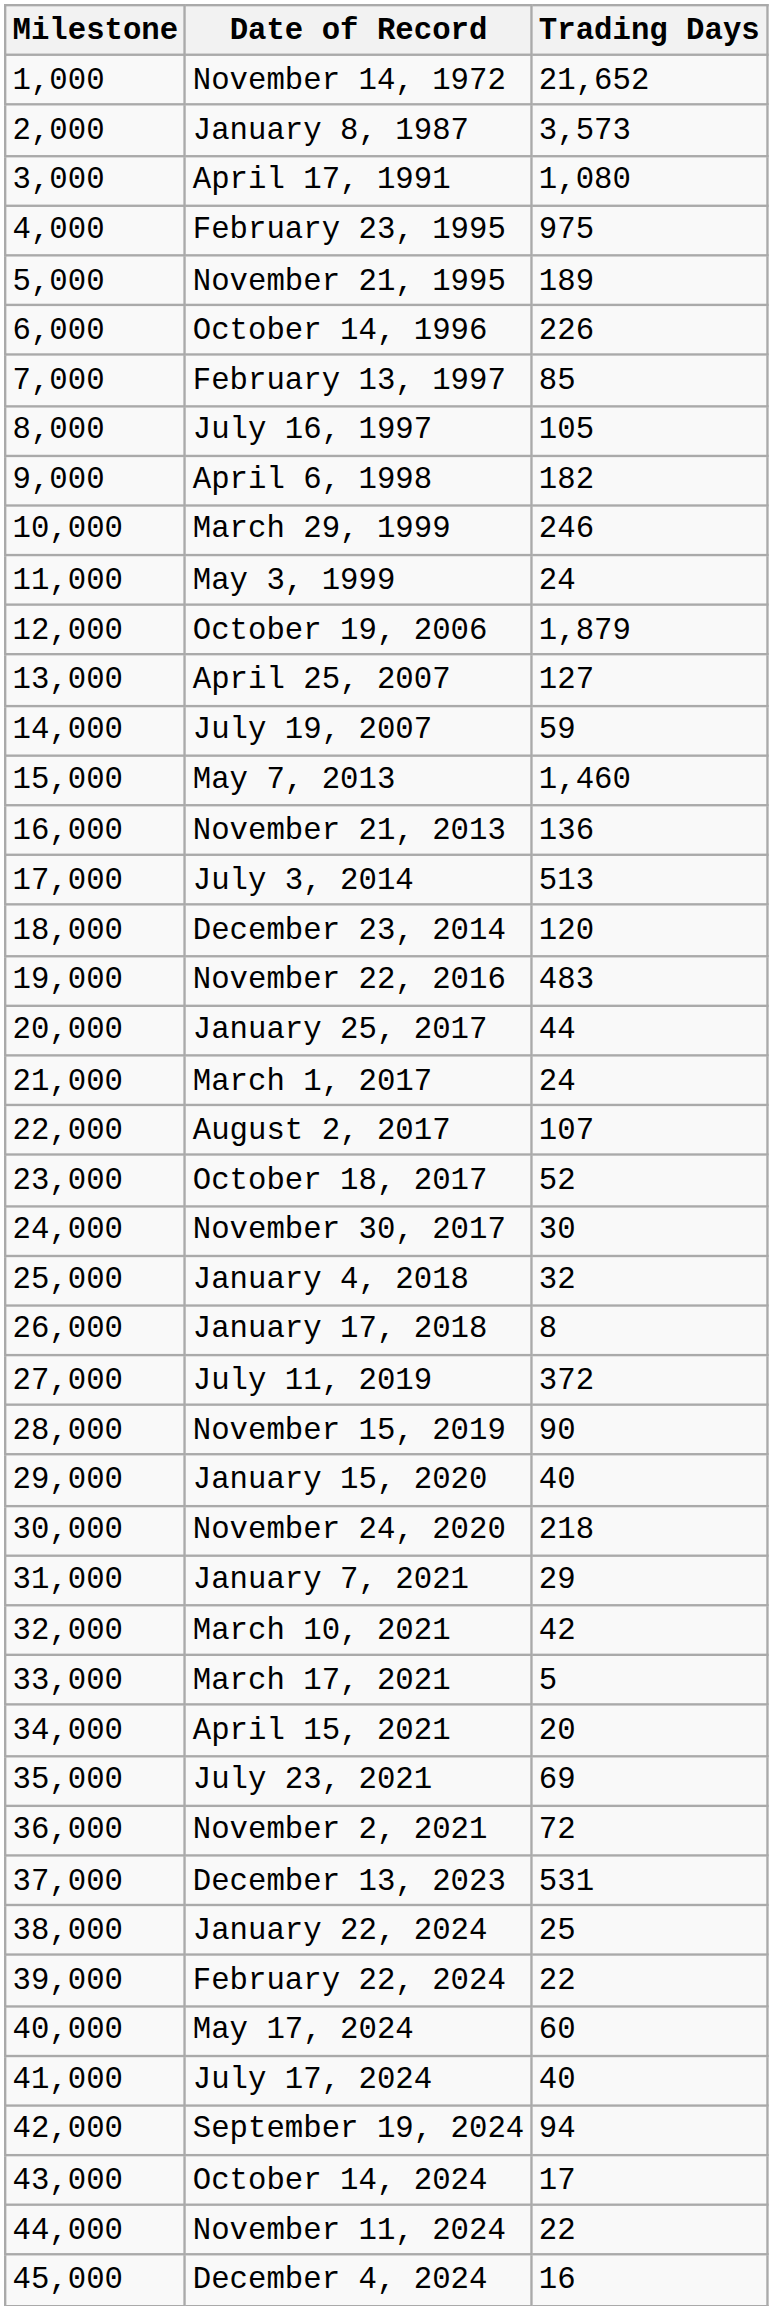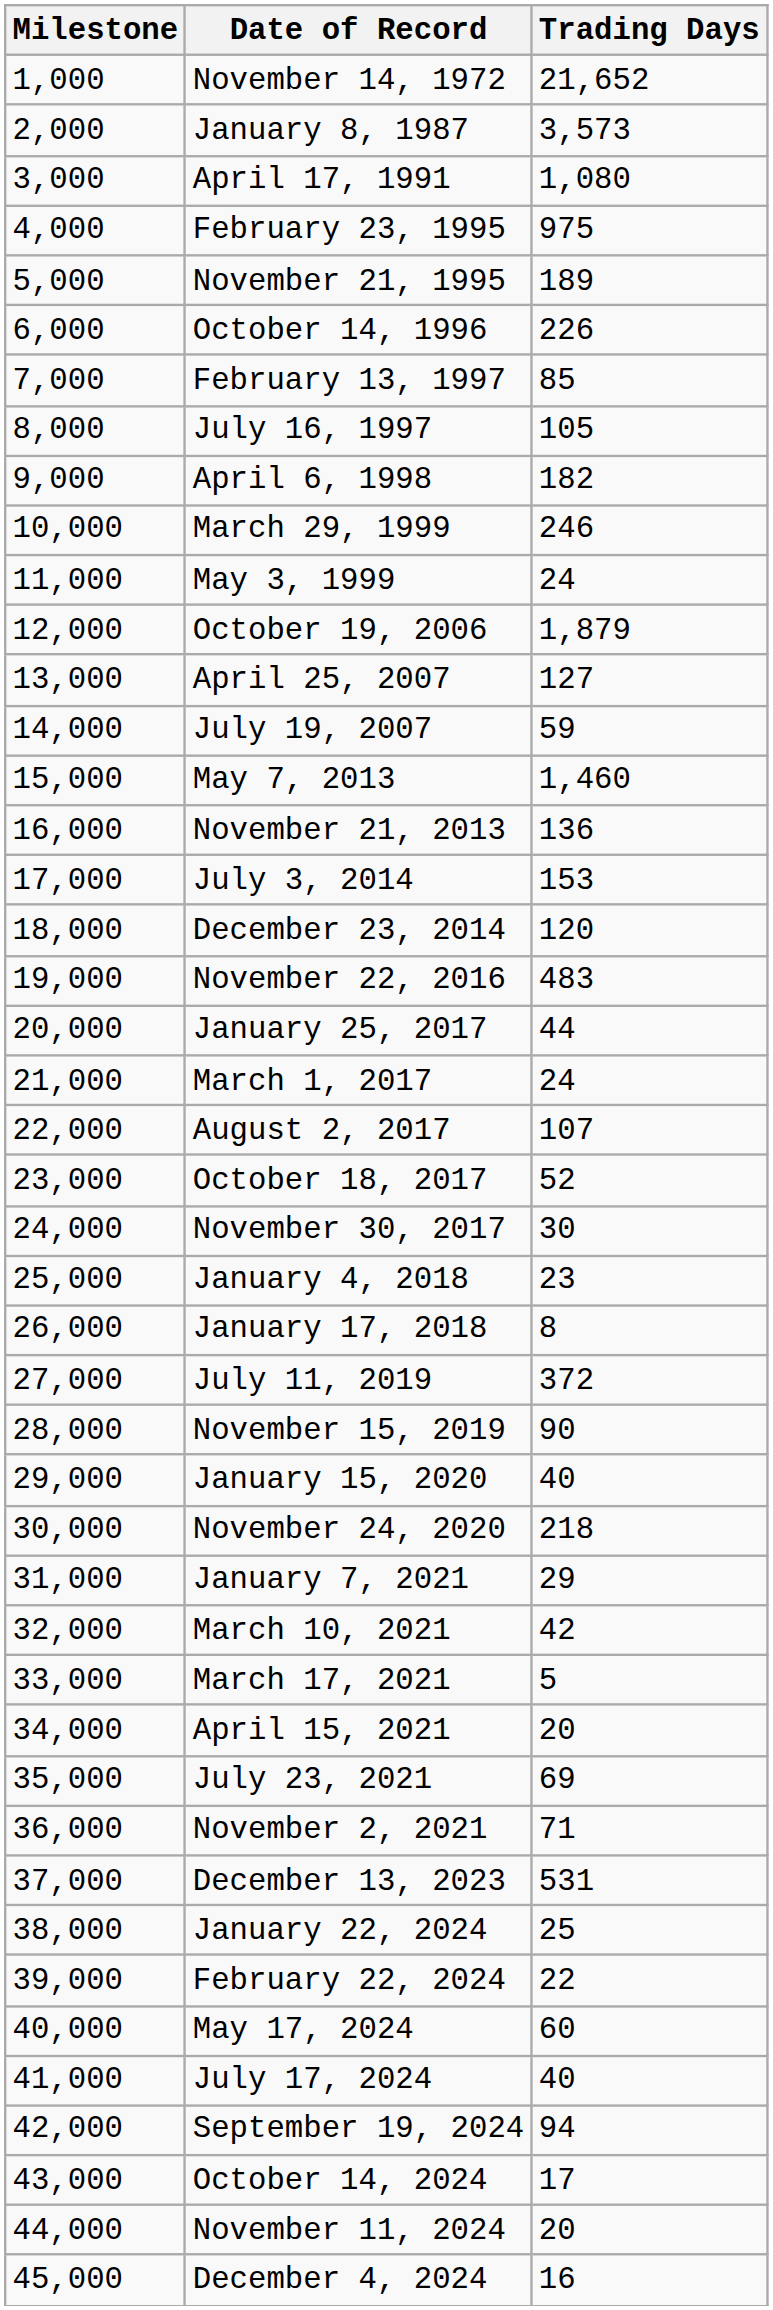(566, 880) 513 -> (566, 880) 153
(557, 1280) 32 -> (557, 1280) 23
(557, 1830) 72 -> (557, 1830) 71
(557, 2230) 22 -> (557, 2230) 20
